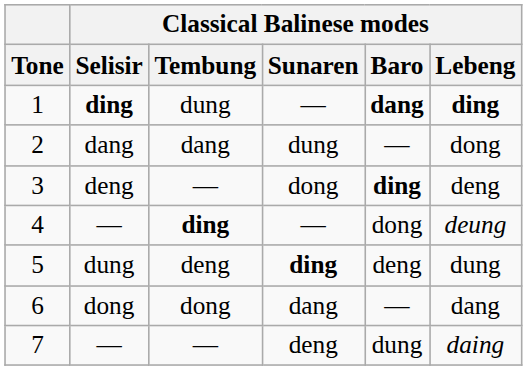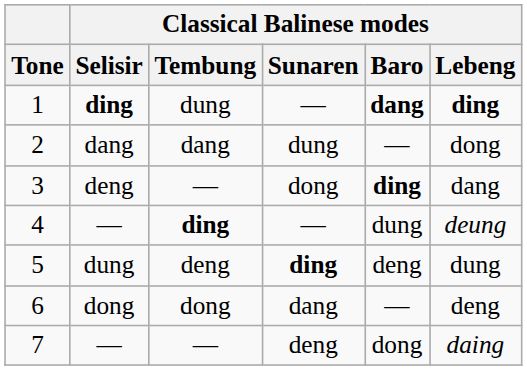(475, 184) deng -> (475, 184) dang
(397, 225) dong -> (397, 225) dung
(475, 305) dang -> (475, 305) deng
(397, 345) dung -> (397, 345) dong
